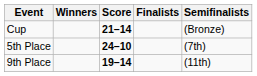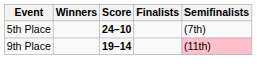- row: (16, 29)
(197, 63) no background -> (197, 46) pink background
